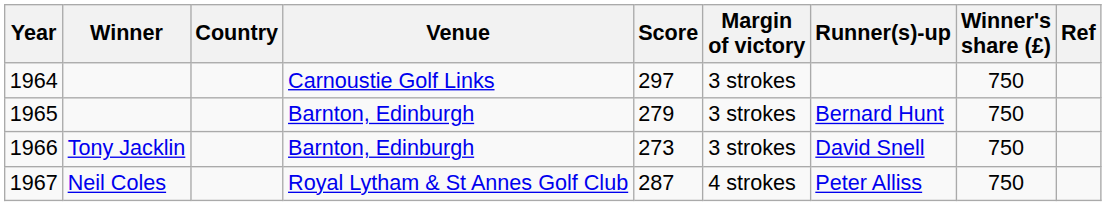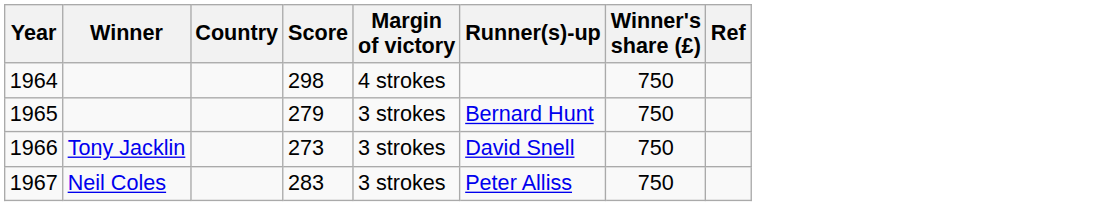- column: (458, 33)
(656, 80) 297 -> (306, 80) 298
(752, 80) 3 strokes -> (402, 80) 4 strokes
(656, 182) 287 -> (306, 182) 283
(752, 182) 4 strokes -> (402, 182) 3 strokes
